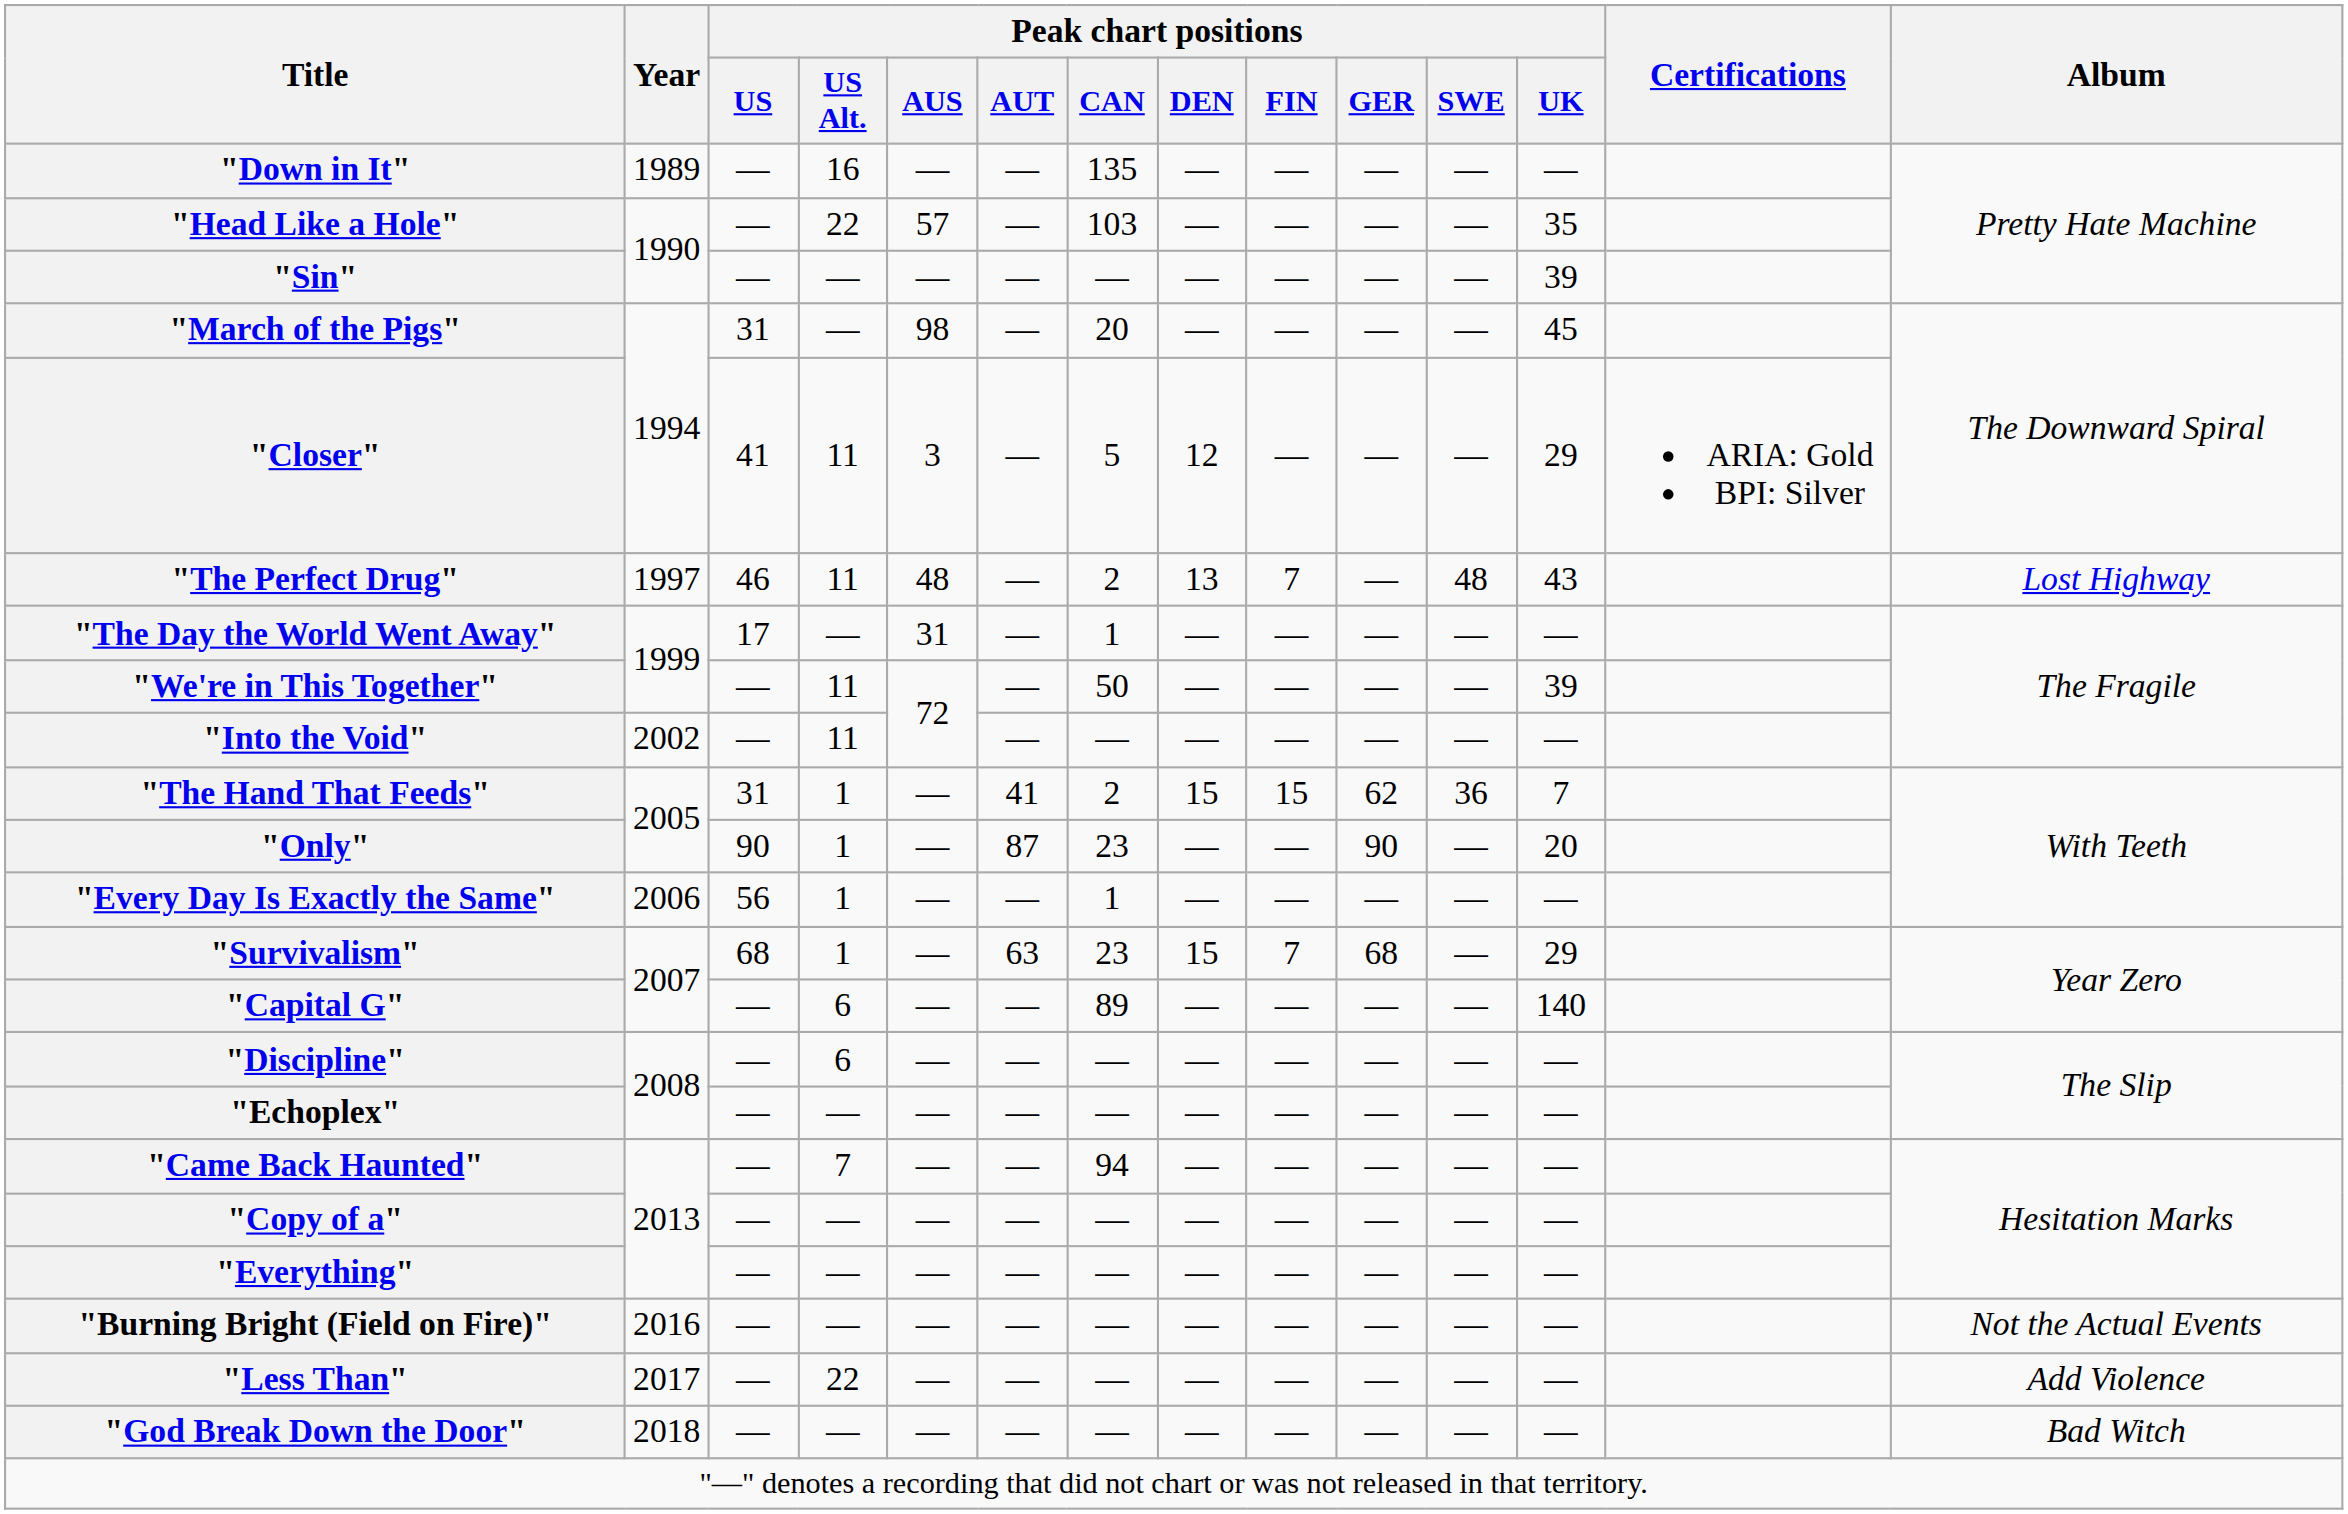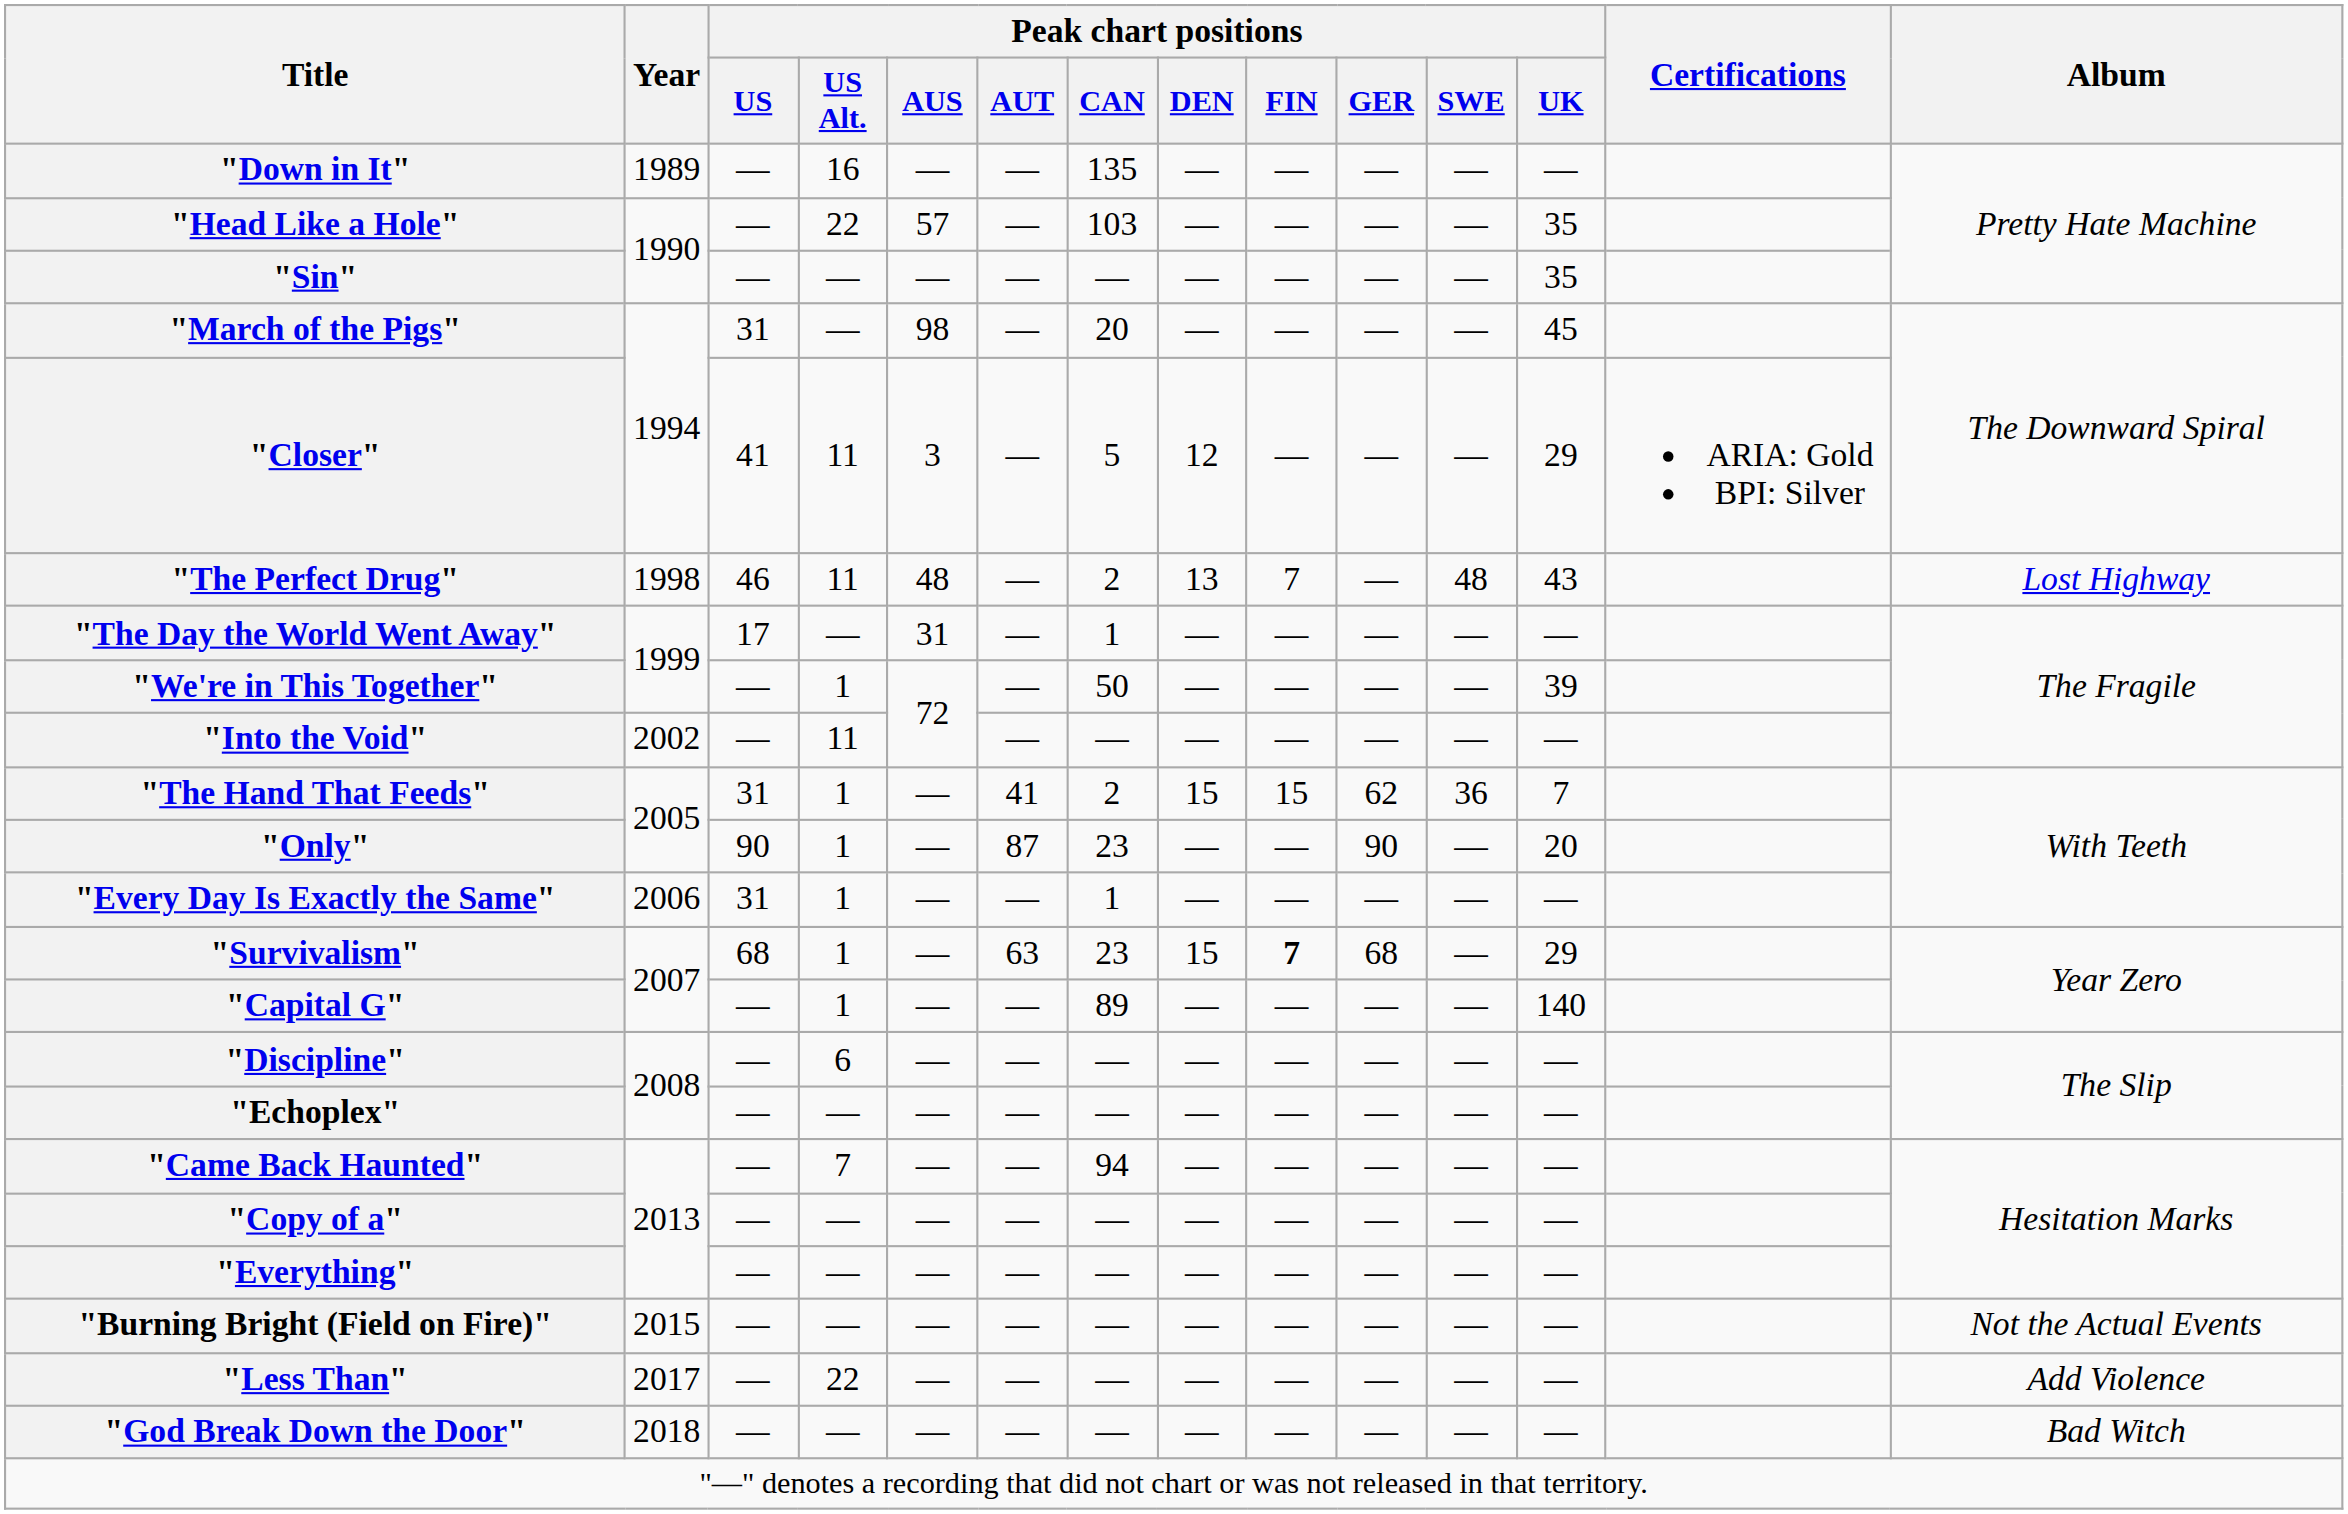(1561, 276) 39 -> (1561, 276) 35
(667, 579) 1997 -> (667, 579) 1998
(843, 685) 11 -> (843, 685) 1
(753, 898) 56 -> (753, 898) 31
(1292, 952) normal -> (1292, 952) bold
(843, 1005) 6 -> (843, 1005) 1
(667, 1325) 2016 -> (667, 1325) 2015
